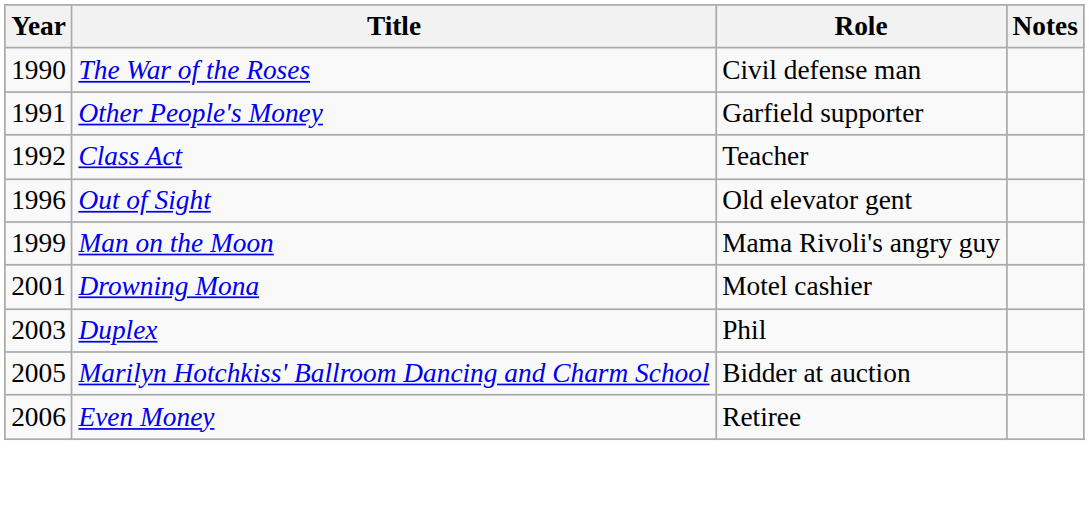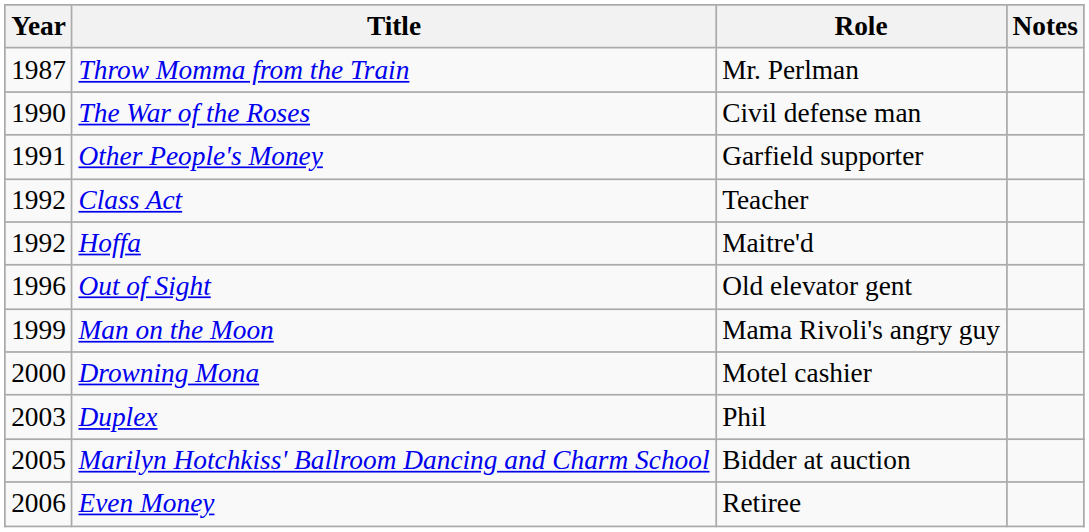+ row: (244, 69)
+ row: (110, 243)
(39, 286) 2001 -> (39, 373) 2000
